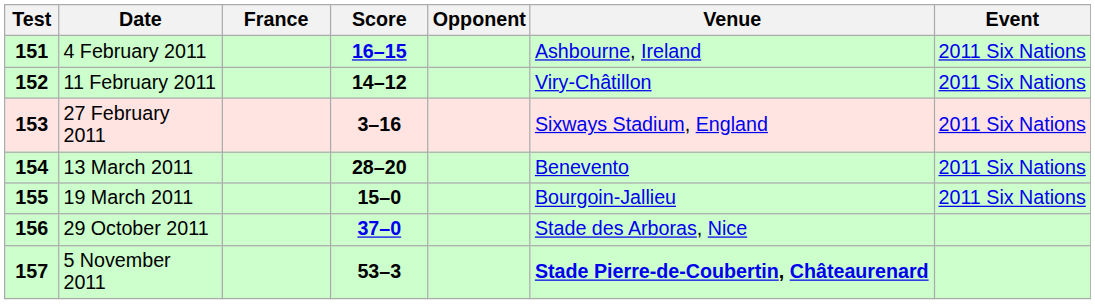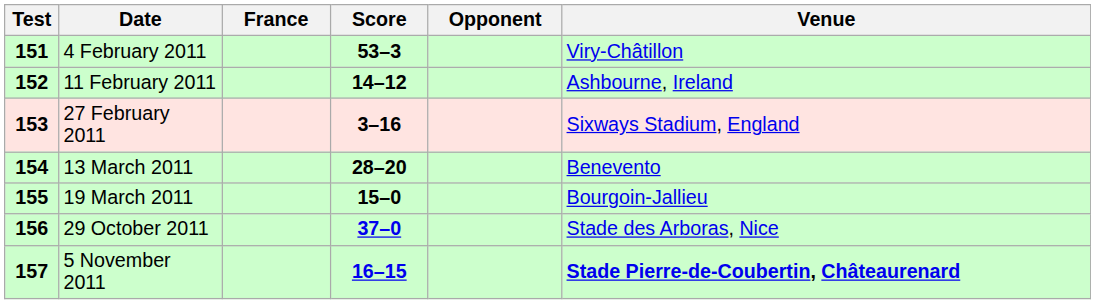- column: (1012, 20)
(379, 51) 16–15 -> (379, 51) 53–3
(618, 51) Ashbourne, Ireland -> (625, 51) Viry-Châtillon
(593, 82) Viry-Châtillon -> (650, 82) Ashbourne, Ireland
(379, 271) 53–3 -> (379, 271) 16–15
